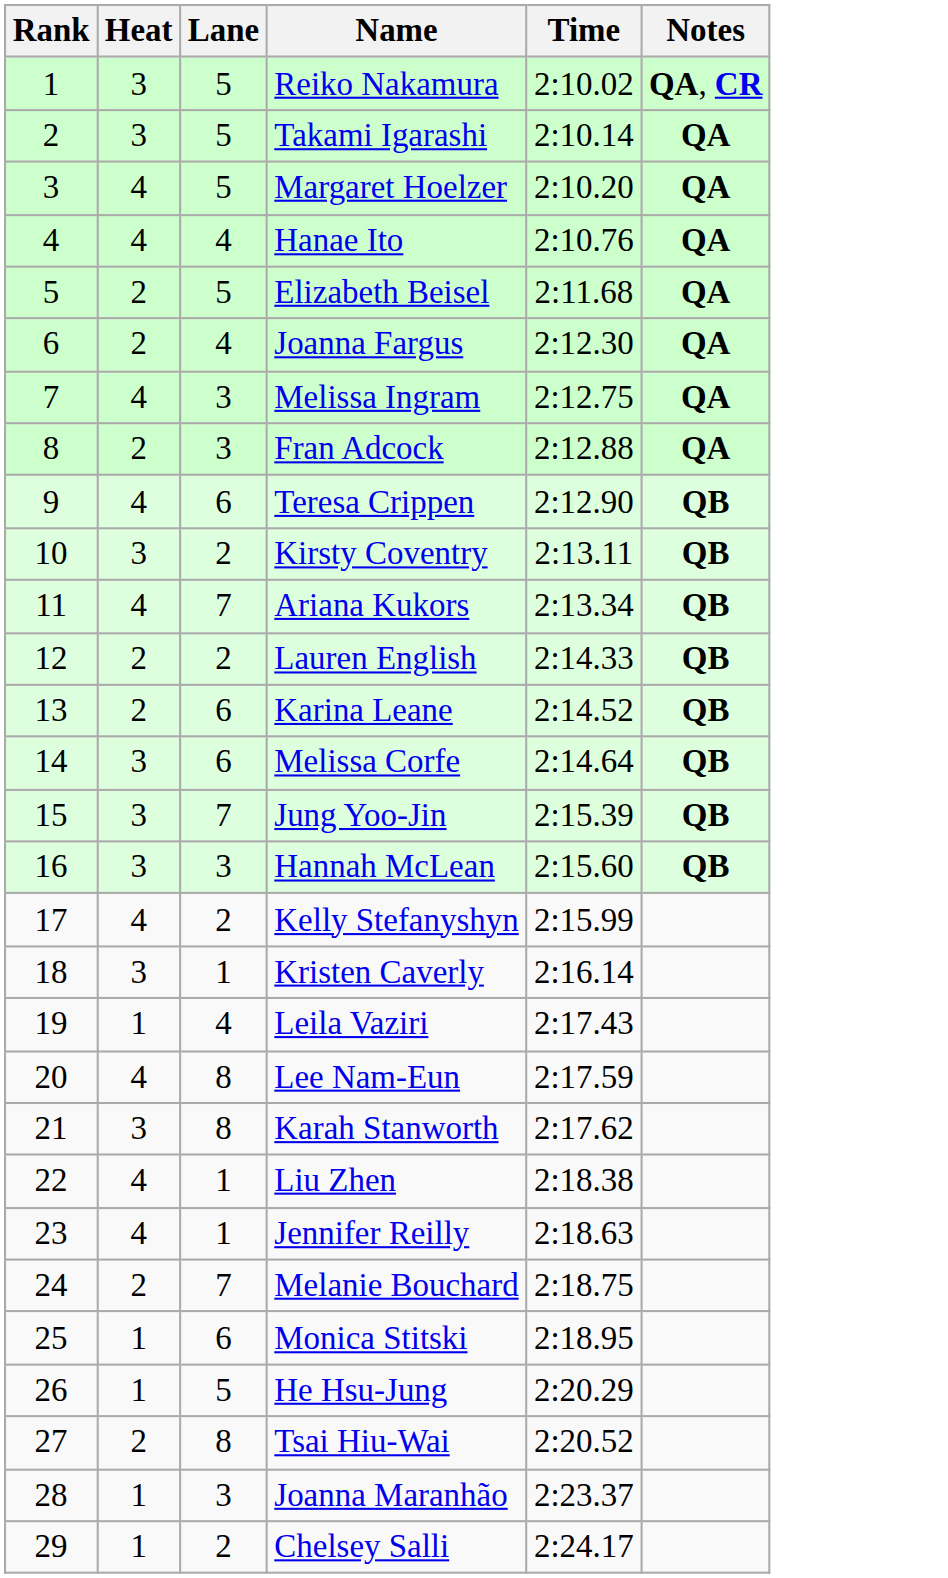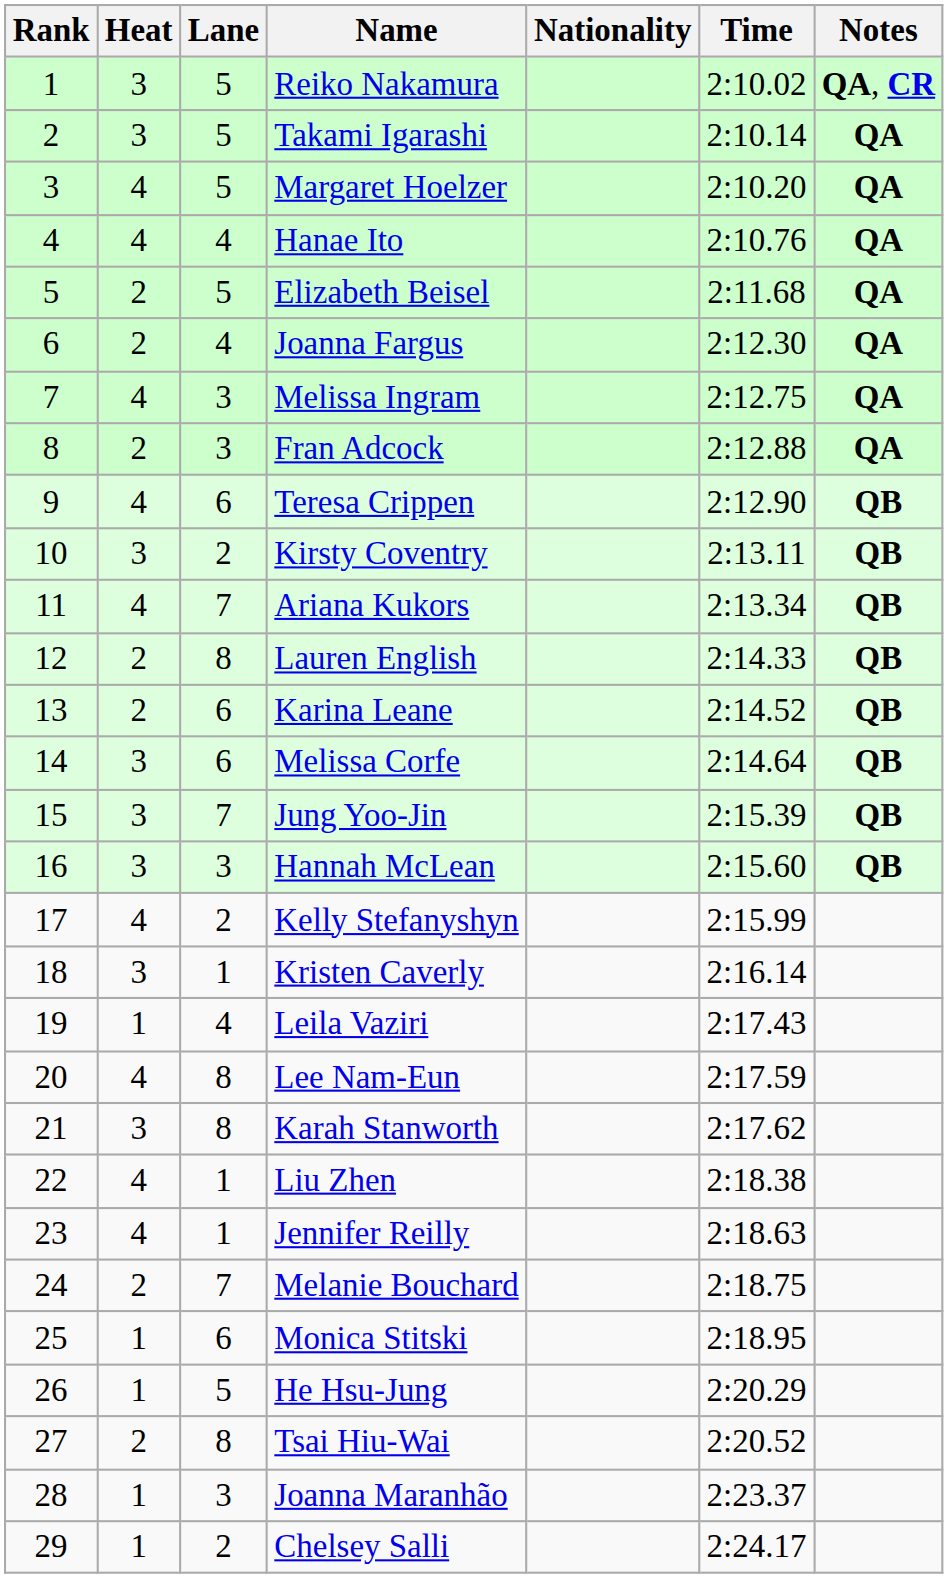+ column: (613, 30)
(223, 657) 2 -> (223, 657) 8
